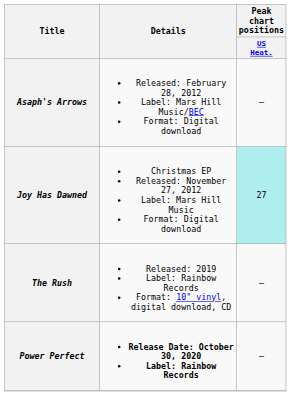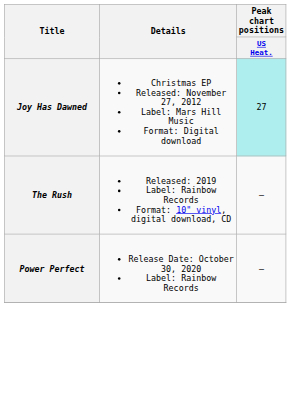- row: (52, 103)
(168, 361) bold -> (168, 273) normal
